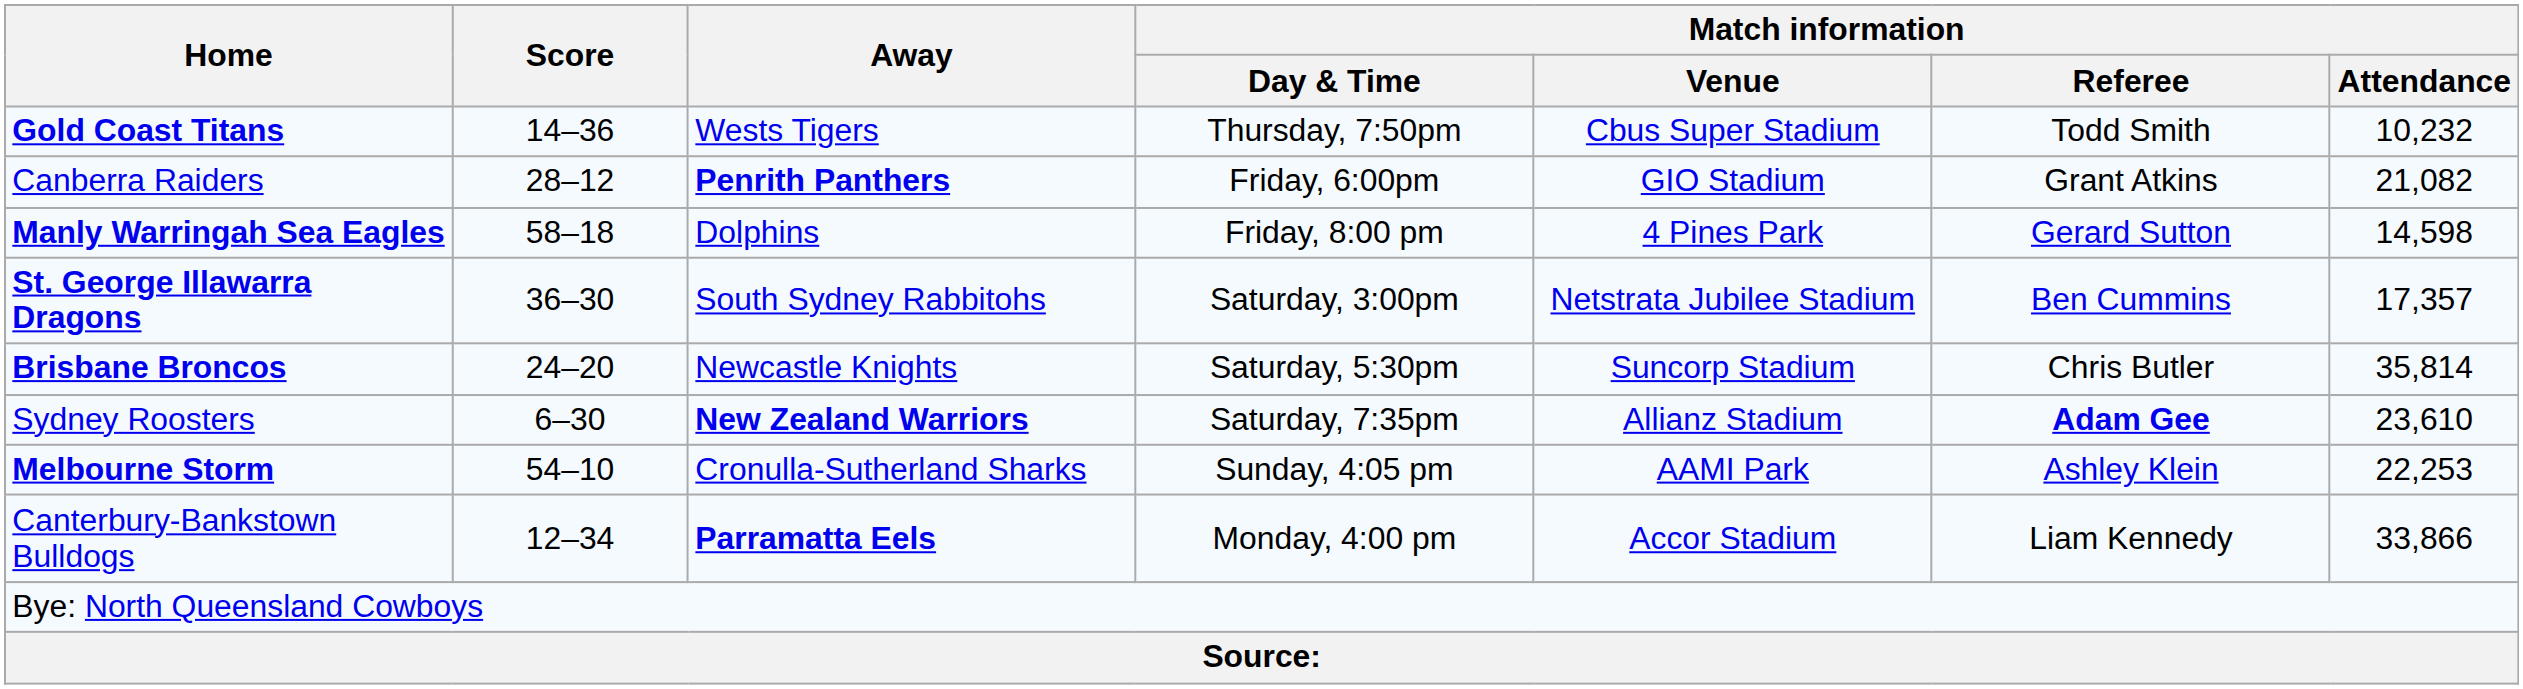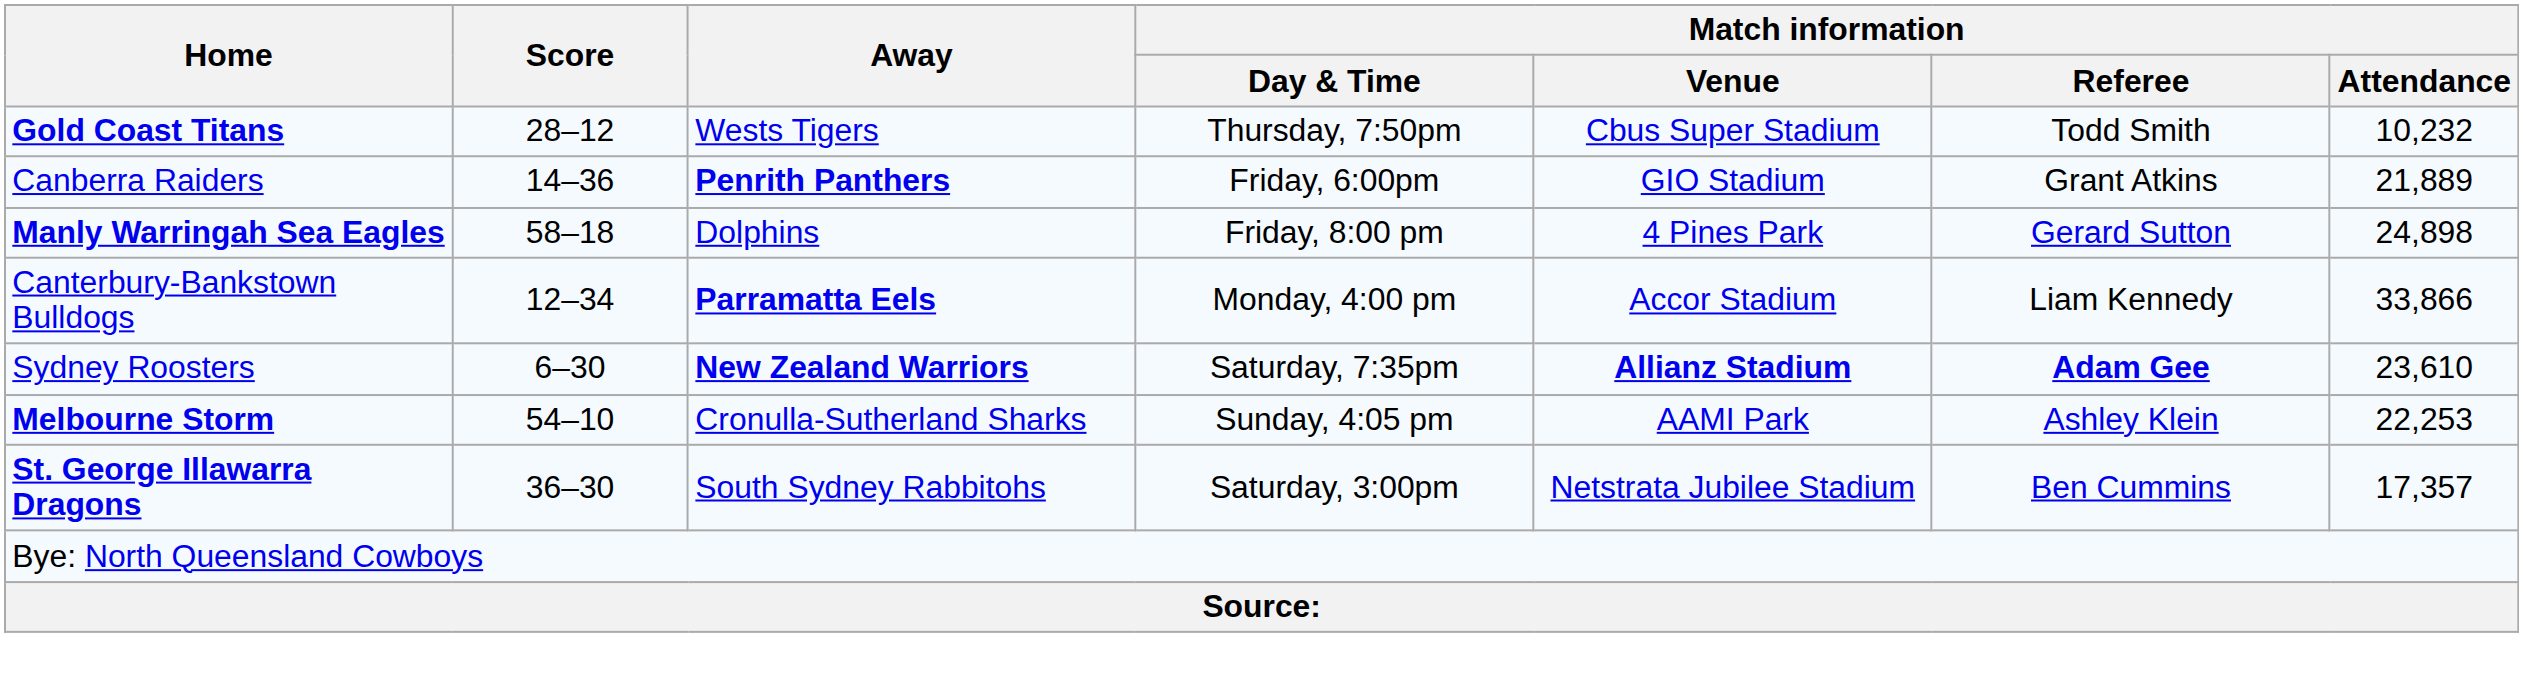(570, 130) 14–36 -> (570, 130) 28–12
(570, 181) 28–12 -> (570, 181) 14–36
(2424, 181) 21,082 -> (2424, 181) 21,889
(2424, 231) 14,598 -> (2424, 231) 24,898
rows swapped: (162, 300) <-> (174, 537)
- row: (149, 368)
(1733, 419) normal -> (1733, 368) bold
